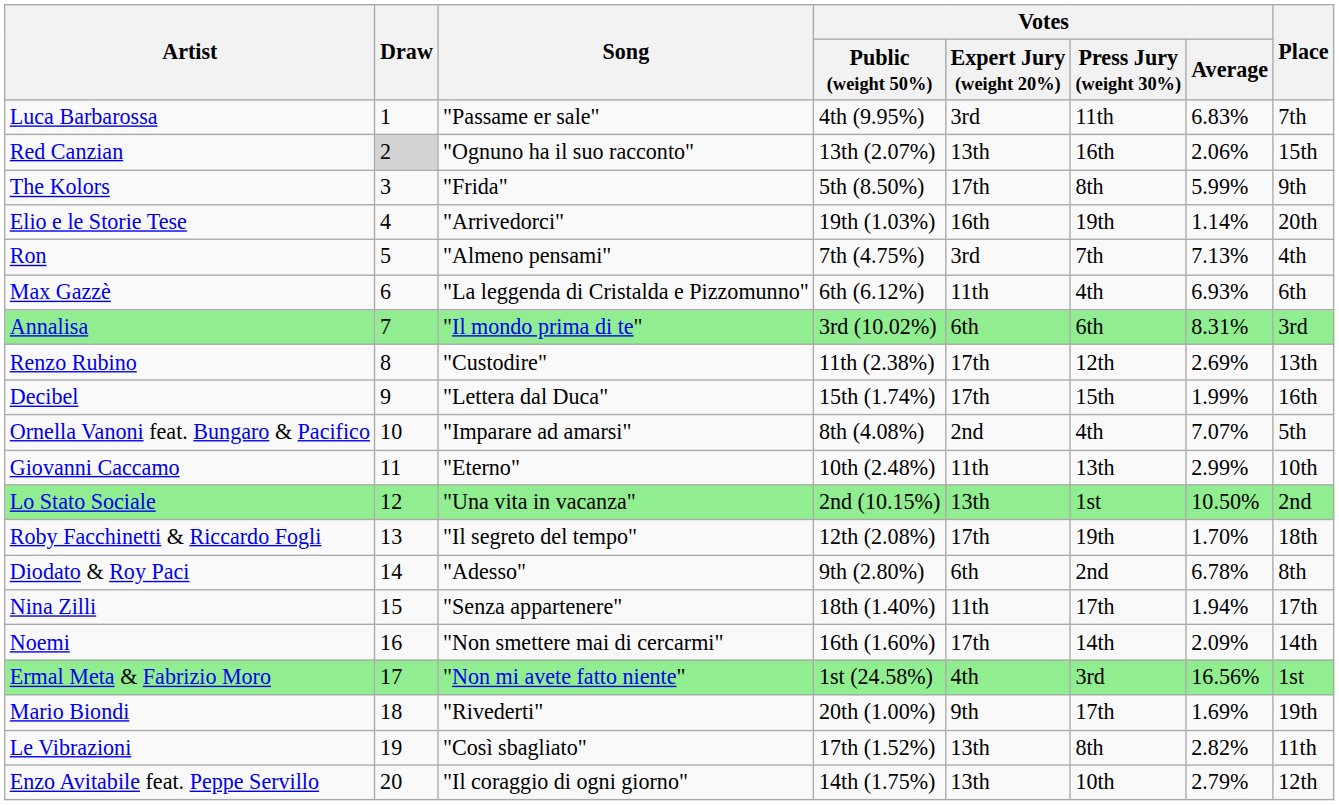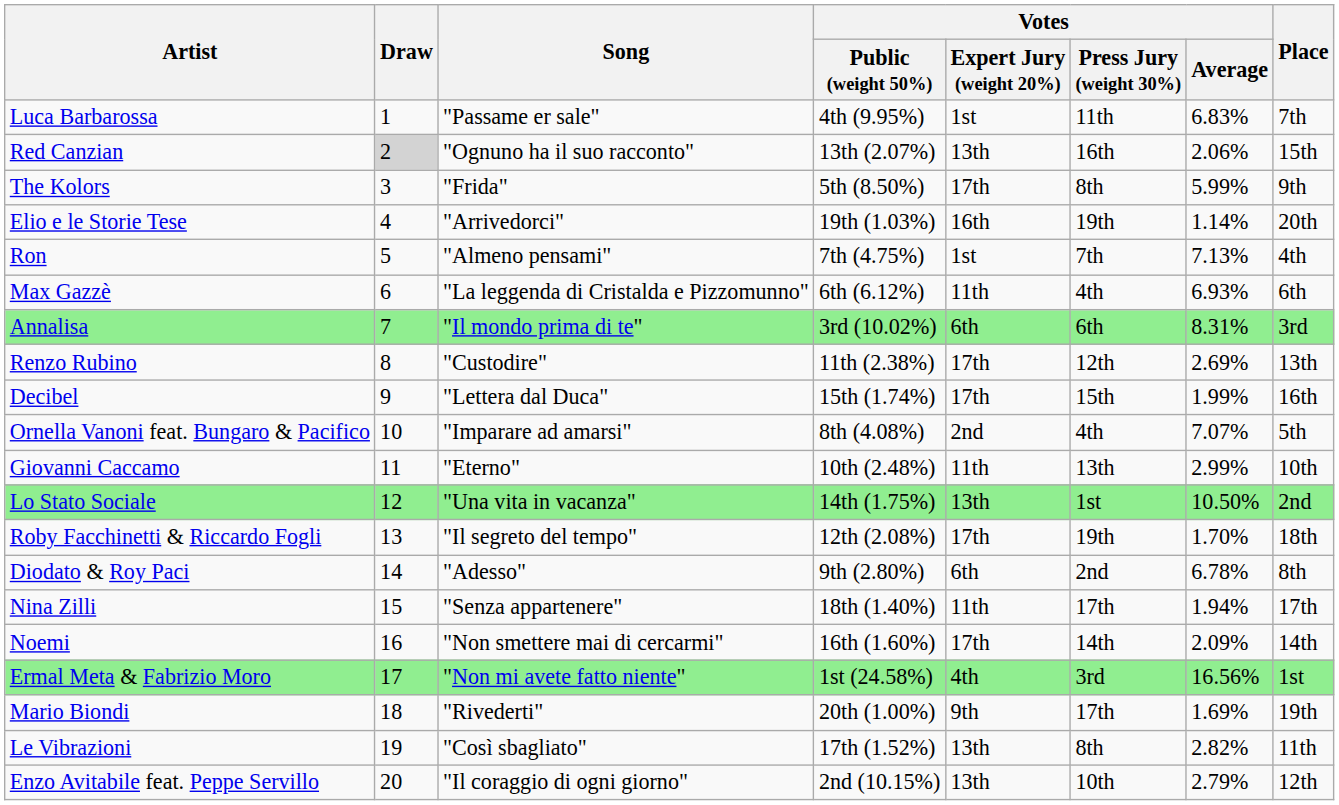(965, 116) 3rd -> (963, 116) 1st
(965, 256) 3rd -> (963, 256) 1st
(880, 502) 2nd (10.15%) -> (877, 502) 14th (1.75%)
(877, 782) 14th (1.75%) -> (880, 782) 2nd (10.15%)
